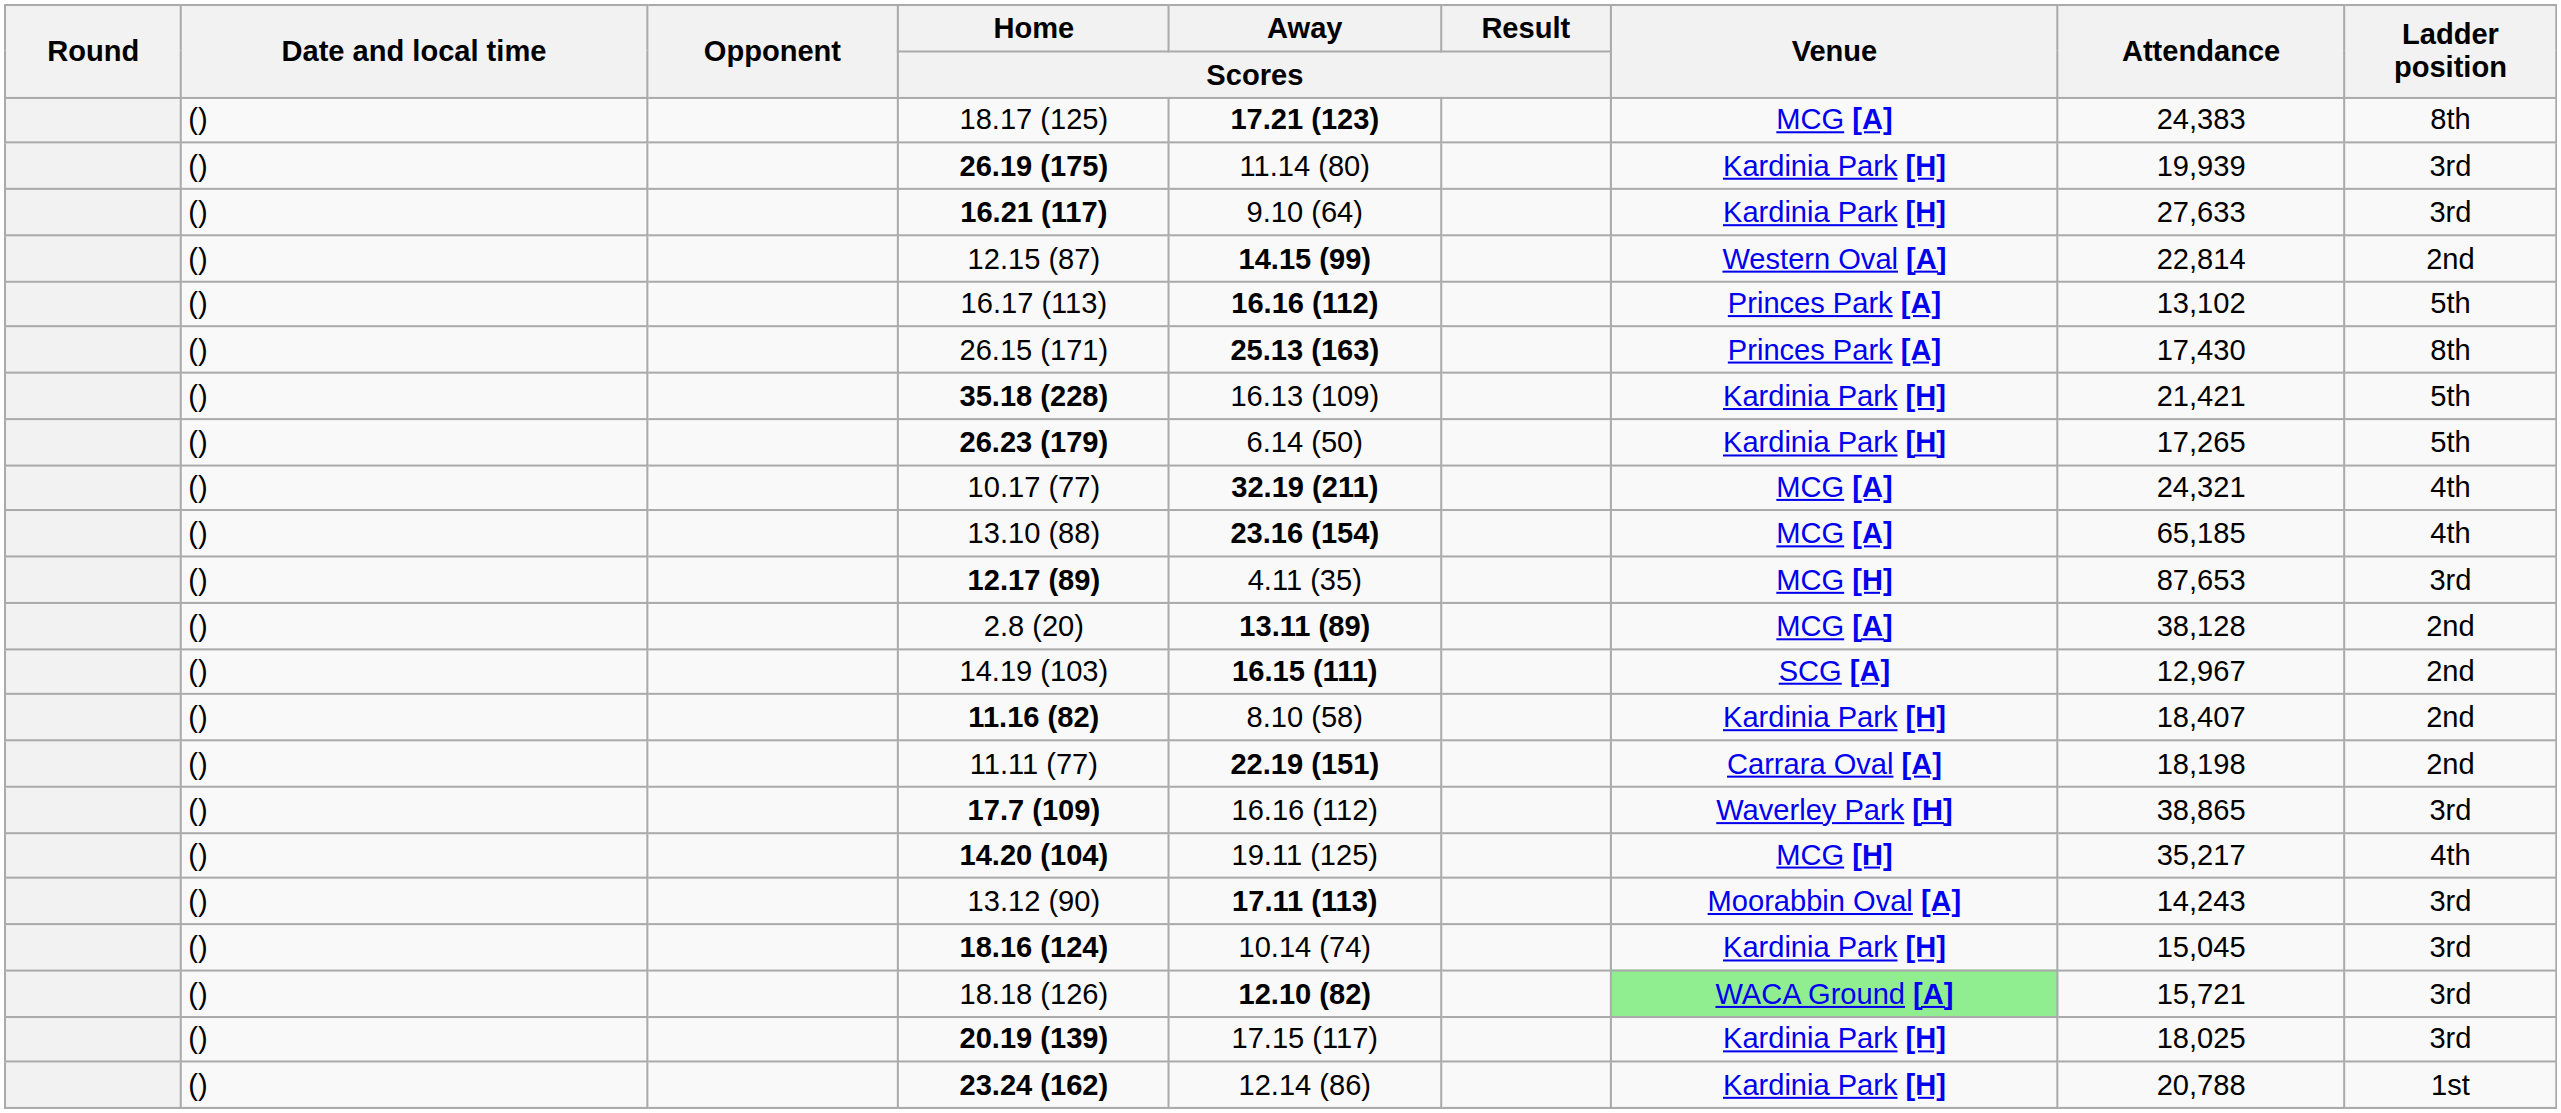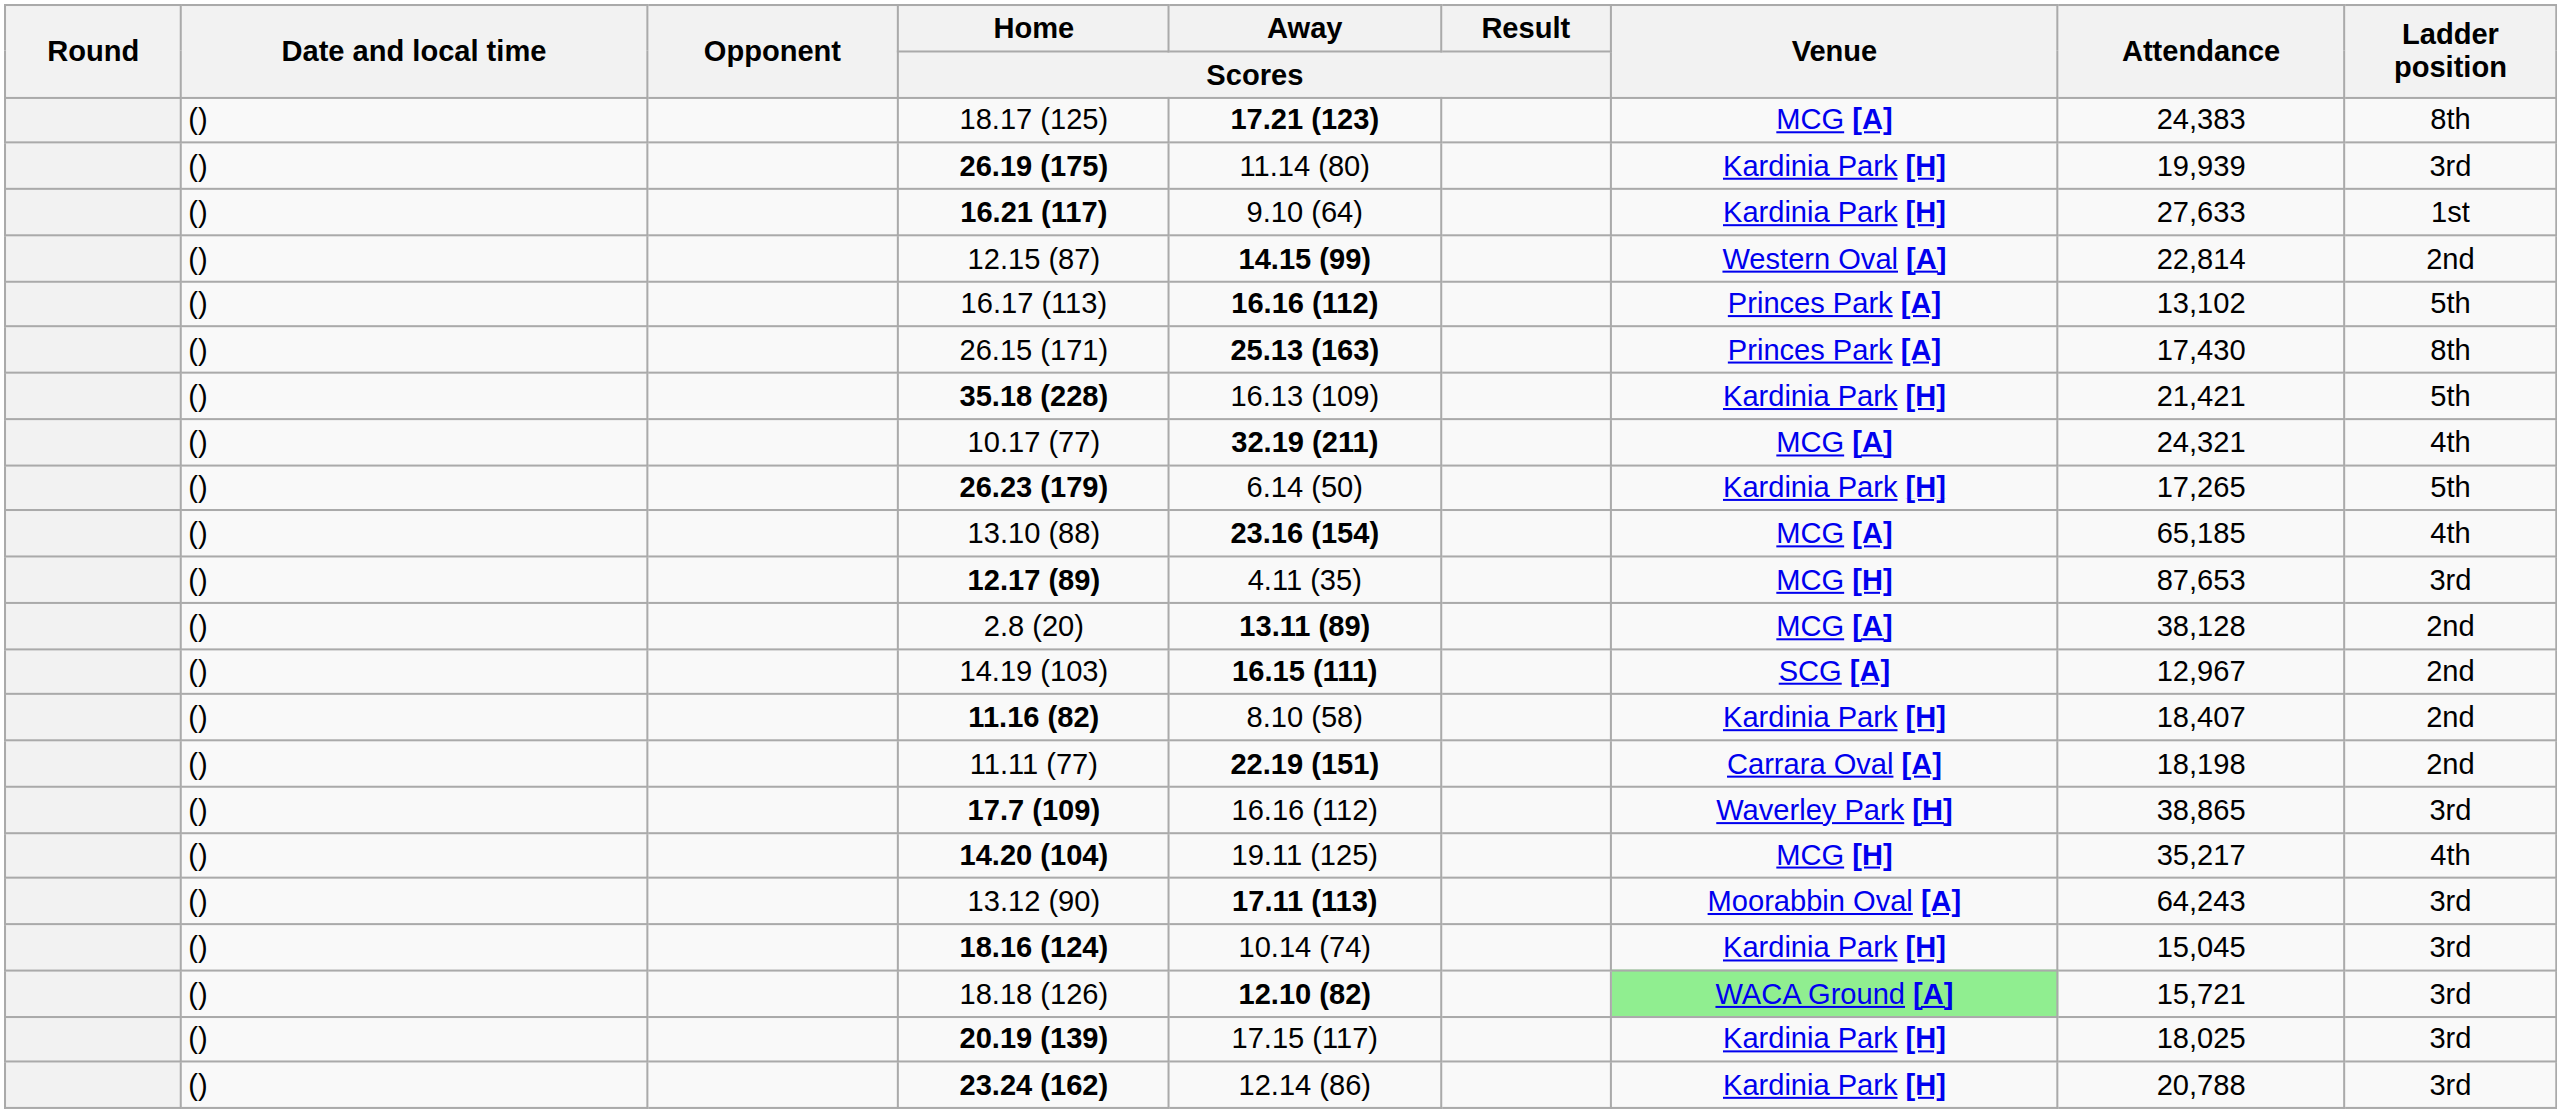(2450, 212) 3rd -> (2450, 212) 1st
rows swapped: (1034, 442) <-> (1034, 488)
(2201, 902) 14,243 -> (2201, 902) 64,243
(2450, 1085) 1st -> (2450, 1085) 3rd
